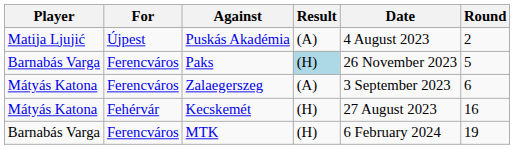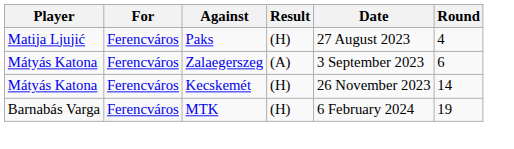- row: (238, 39)
(54, 62) Barnabás Varga -> (46, 39) Matija Ljujić
(307, 62) lightblue background -> (280, 39) no background
(400, 62) 26 November 2023 -> (364, 39) 27 August 2023
(468, 62) 5 -> (441, 39) 4
(133, 109) Fehérvár -> (143, 86) Ferencváros
(390, 109) 27 August 2023 -> (374, 86) 26 November 2023
(471, 109) 16 -> (445, 86) 14
